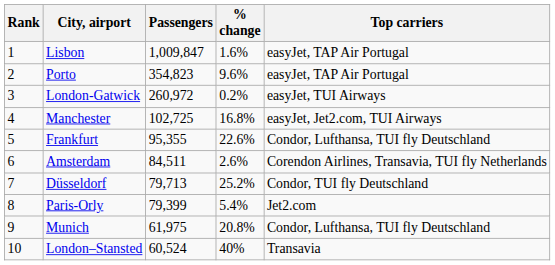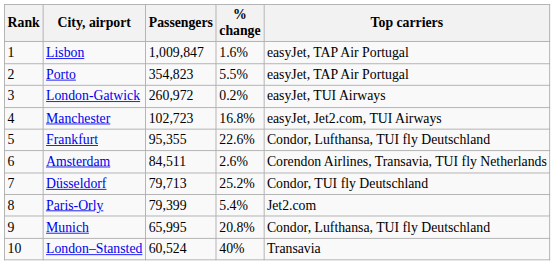(234, 74) 9.6% -> (234, 74) 5.5%
(171, 118) 102,725 -> (171, 118) 102,723
(168, 227) 61,975 -> (168, 227) 65,995
